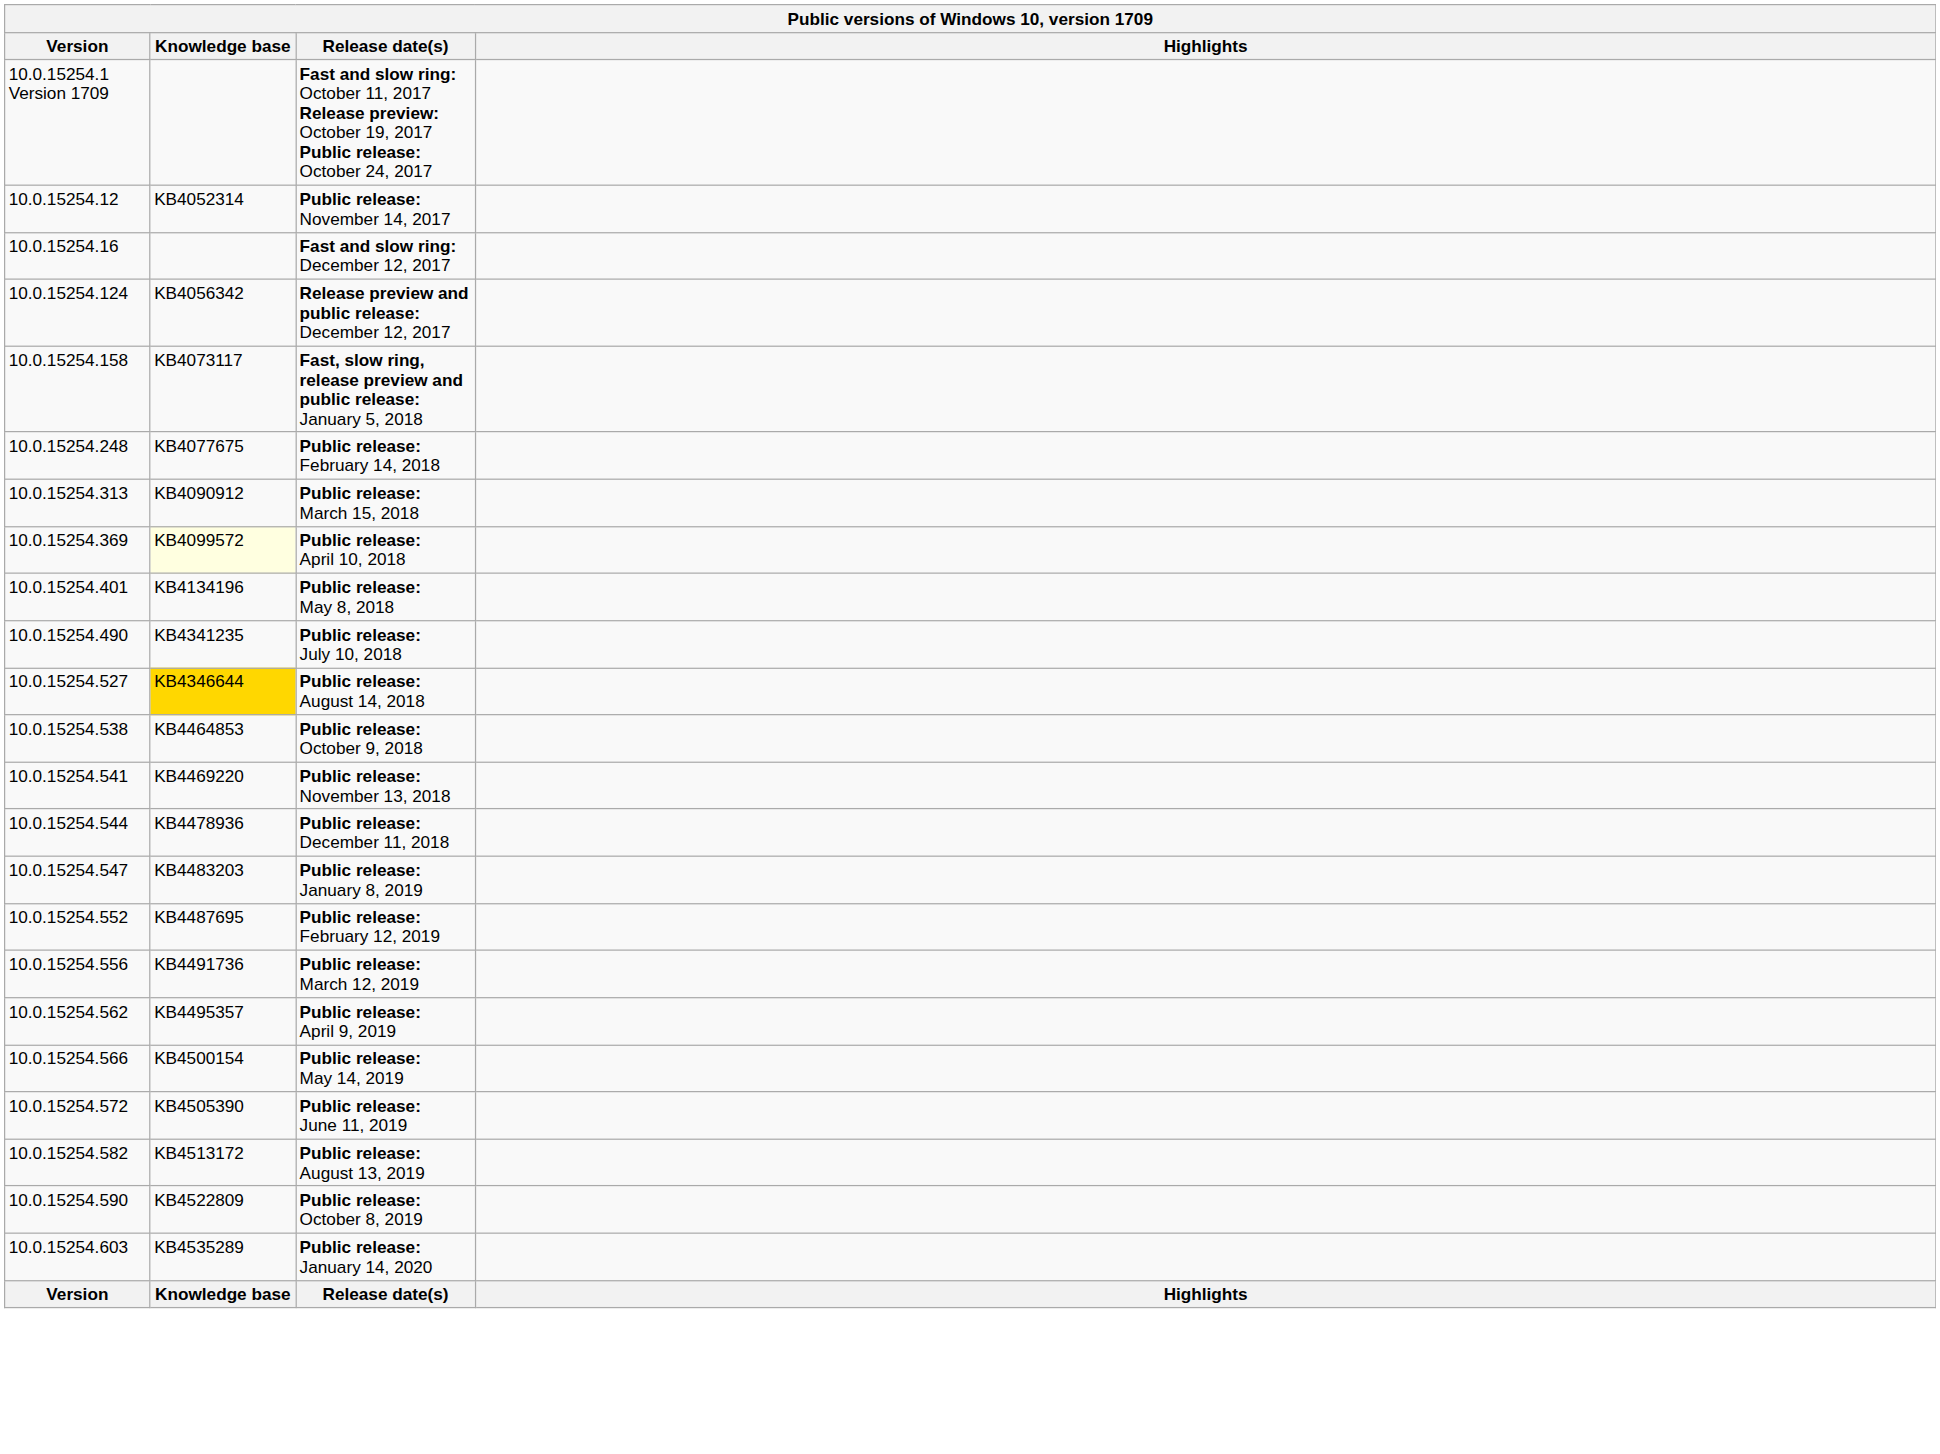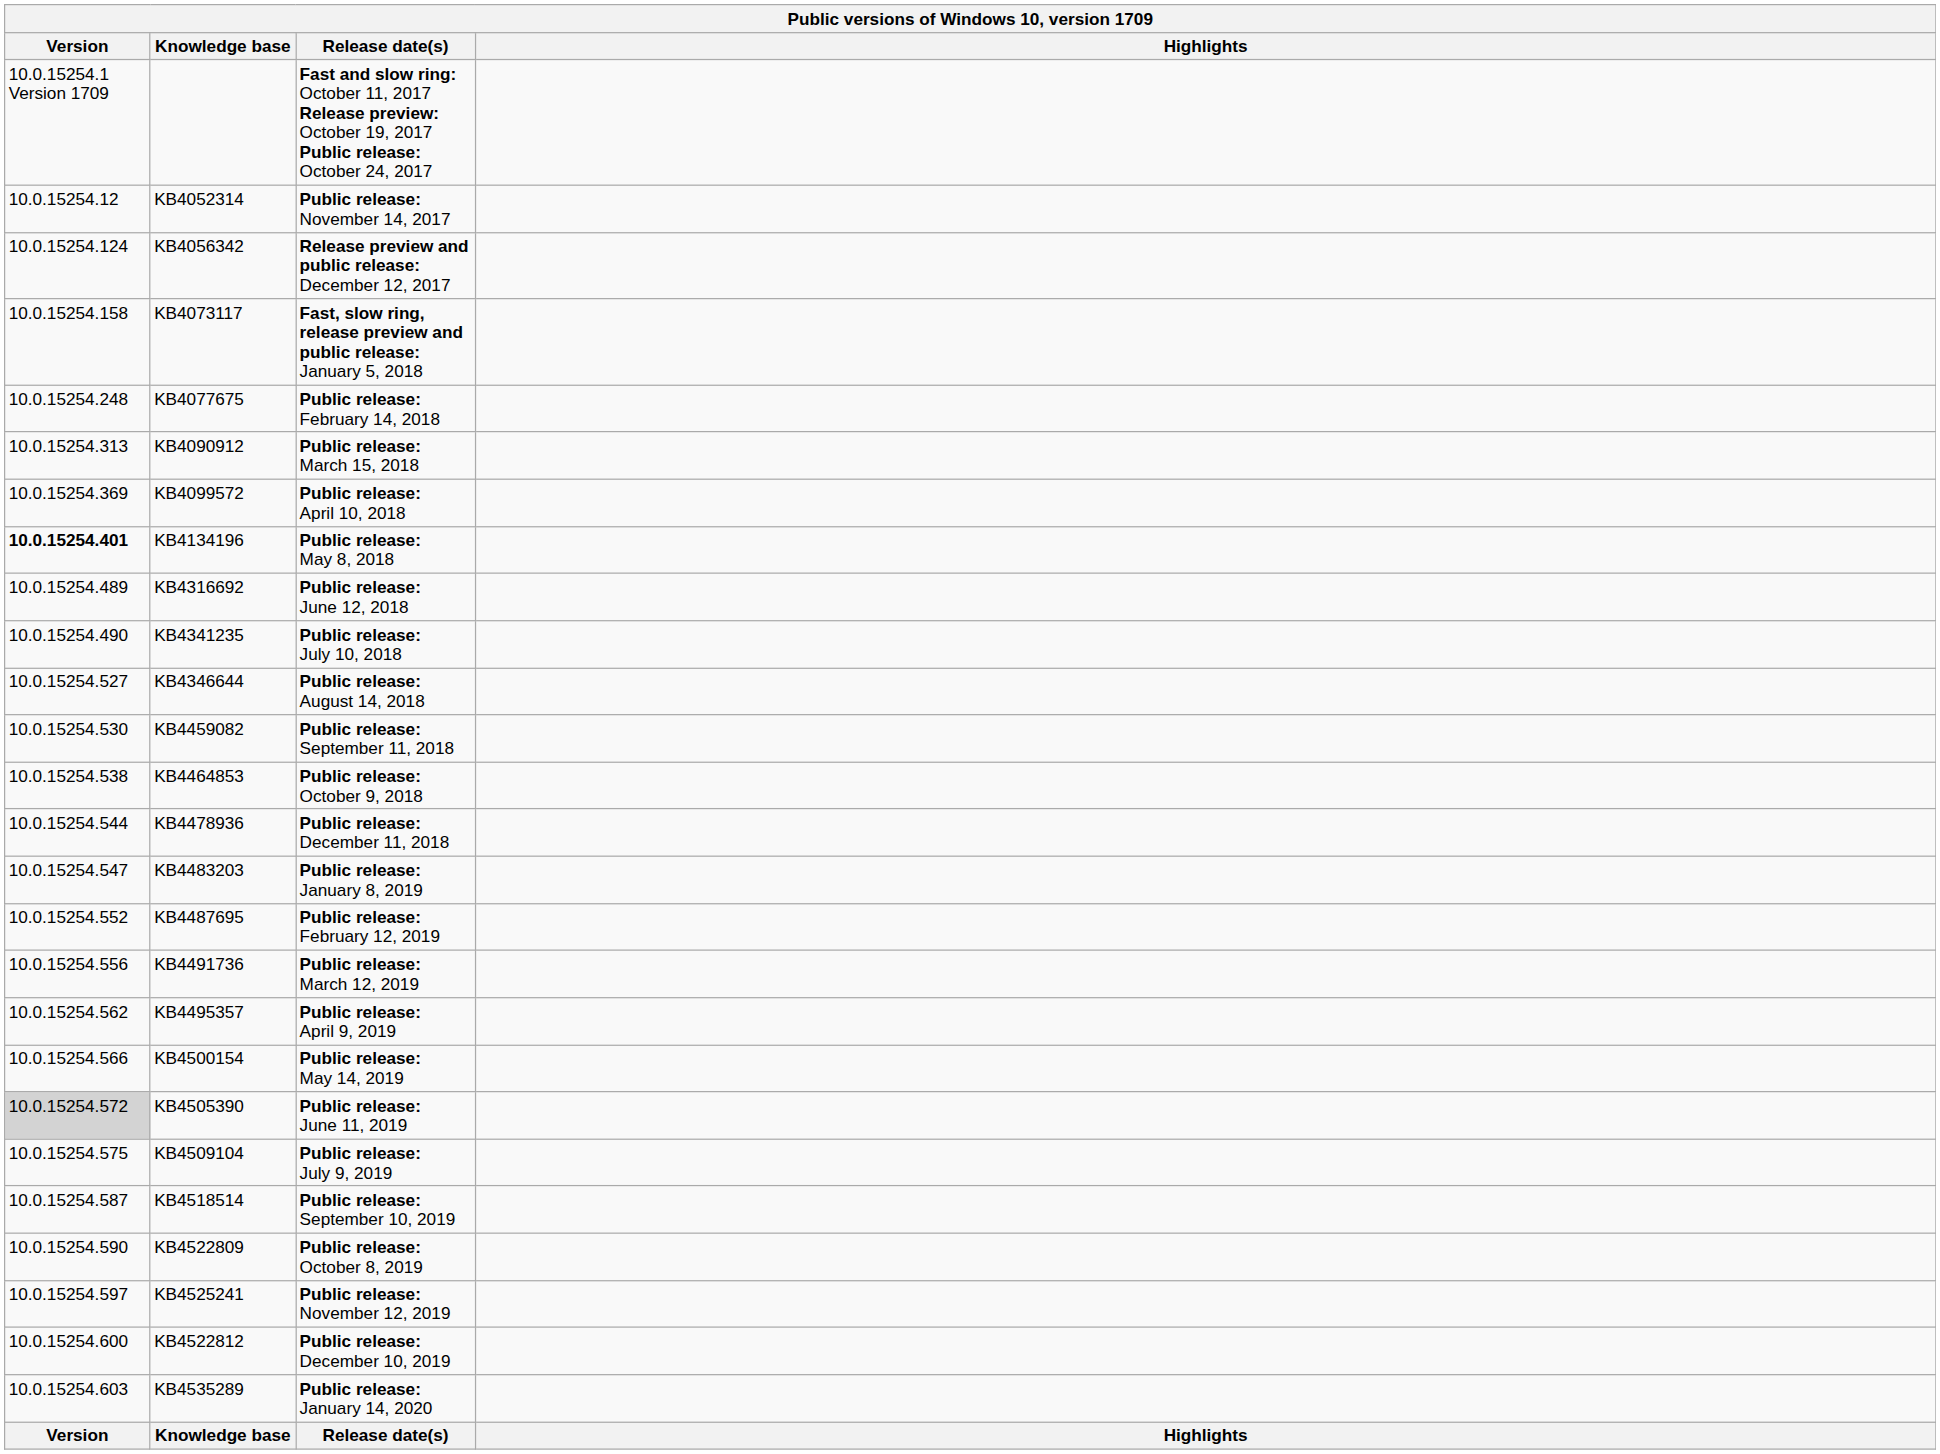- row: (378, 256)
(199, 540) lightyellow background -> (199, 493) no background
(68, 587) normal -> (68, 540) bold
+ row: (360, 597)
(199, 682) gold background -> (199, 682) no background
+ row: (377, 738)
- row: (375, 786)
(68, 1106) no background -> (68, 1106) lightgrey background
+ row: (360, 1163)
- row: (362, 1163)
+ row: (377, 1210)
+ row: (375, 1304)
+ row: (375, 1351)
